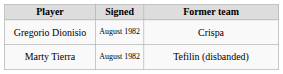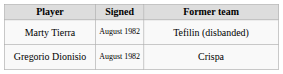rows swapped: (50, 32) <-> (50, 57)
